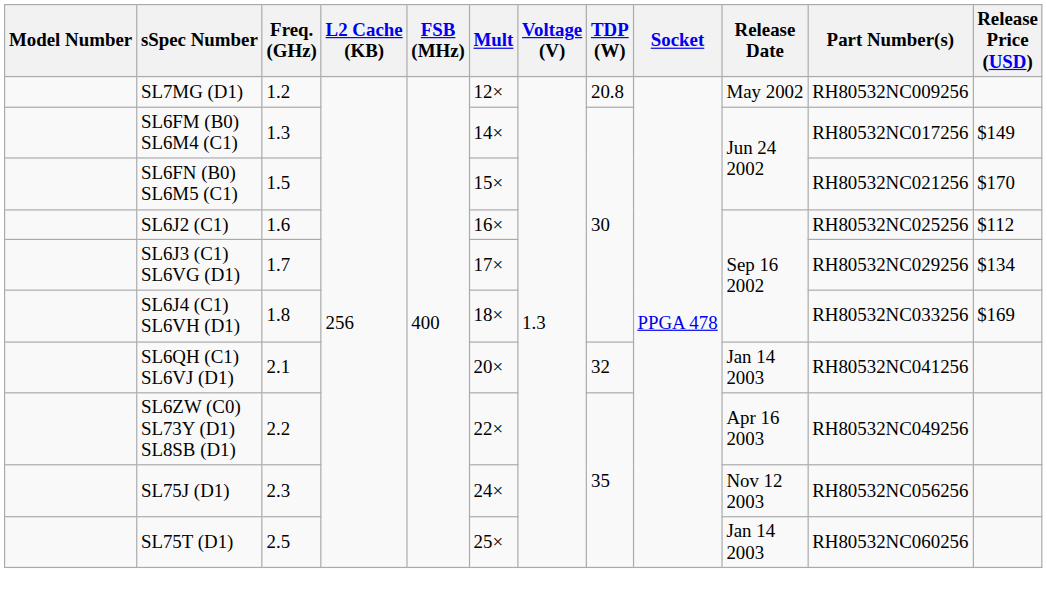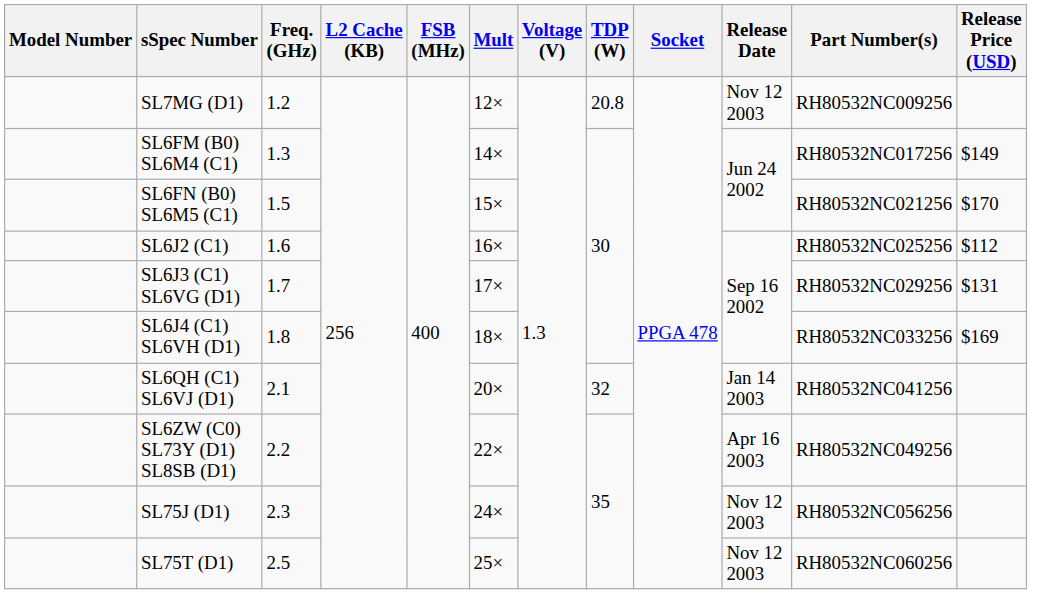(765, 91) May 2002 -> (754, 102) Nov 12 2003
(996, 264) $134 -> (980, 286) $131
(751, 541) Jan 14 2003 -> (754, 563) Nov 12 2003
